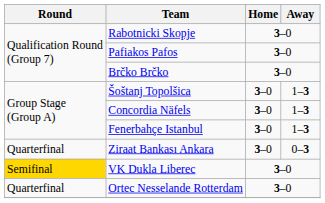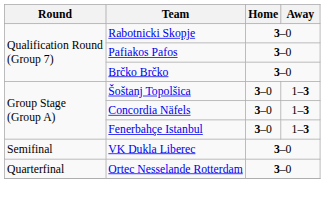- row: (161, 149)
(30, 168) gold background -> (30, 149) no background
